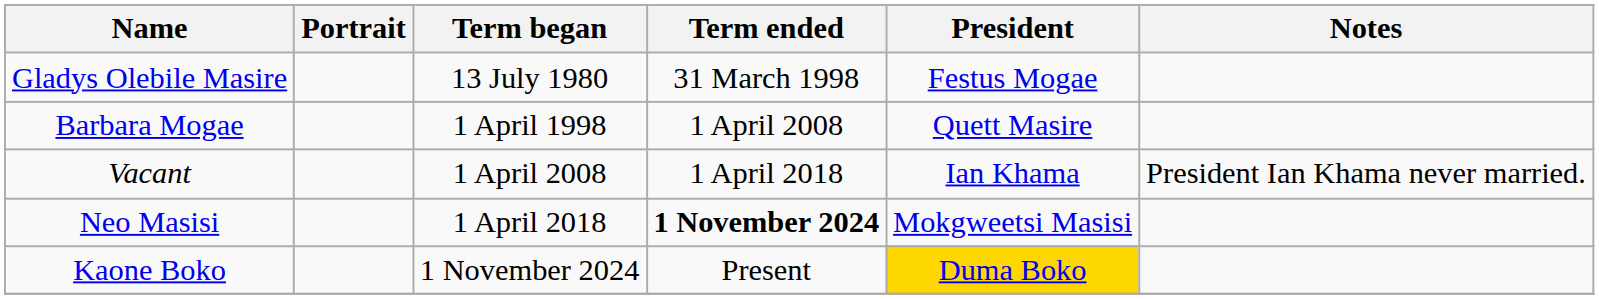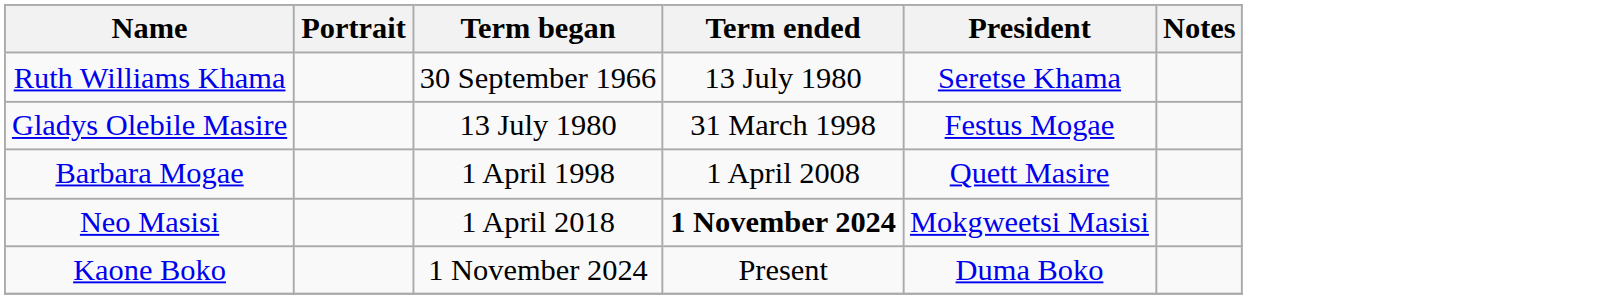+ row: (150, 76)
- row: (150, 173)
(1013, 269) gold background -> (1029, 269) no background
